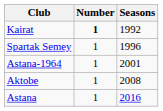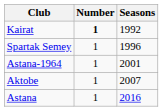(130, 81) 2008 -> (130, 81) 2007
